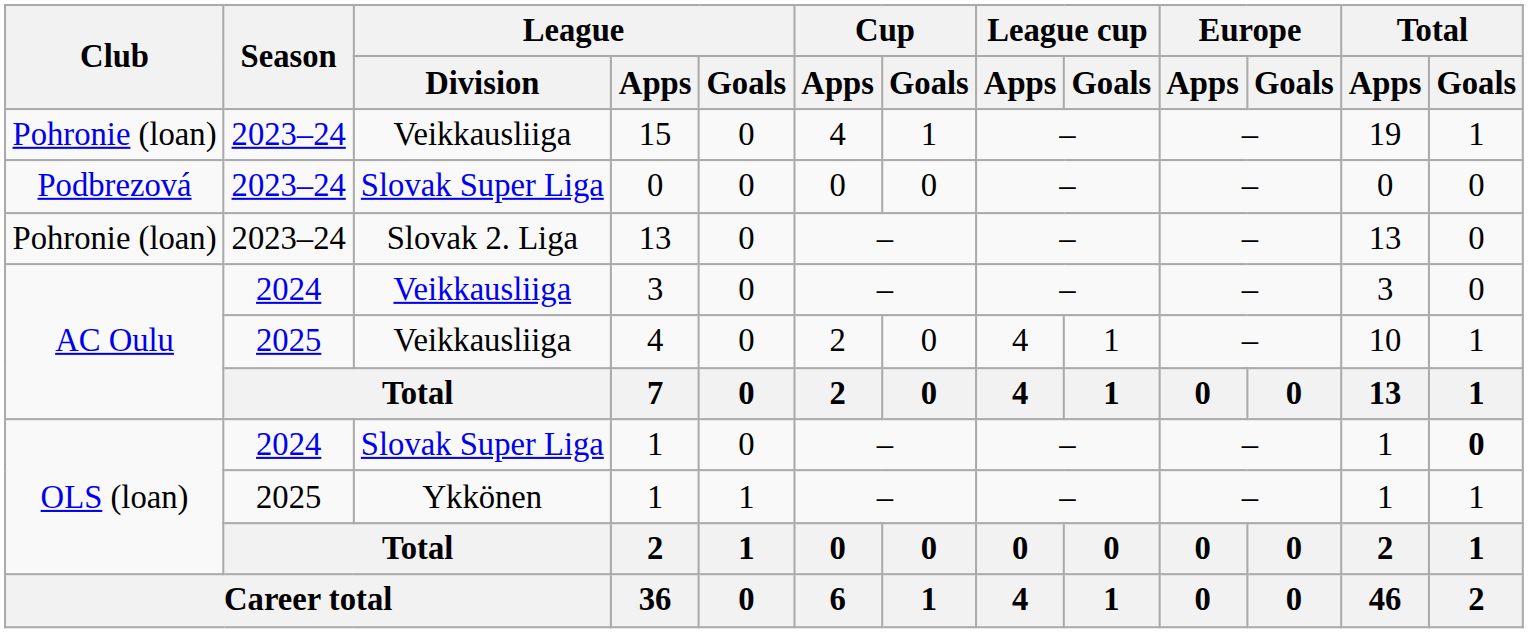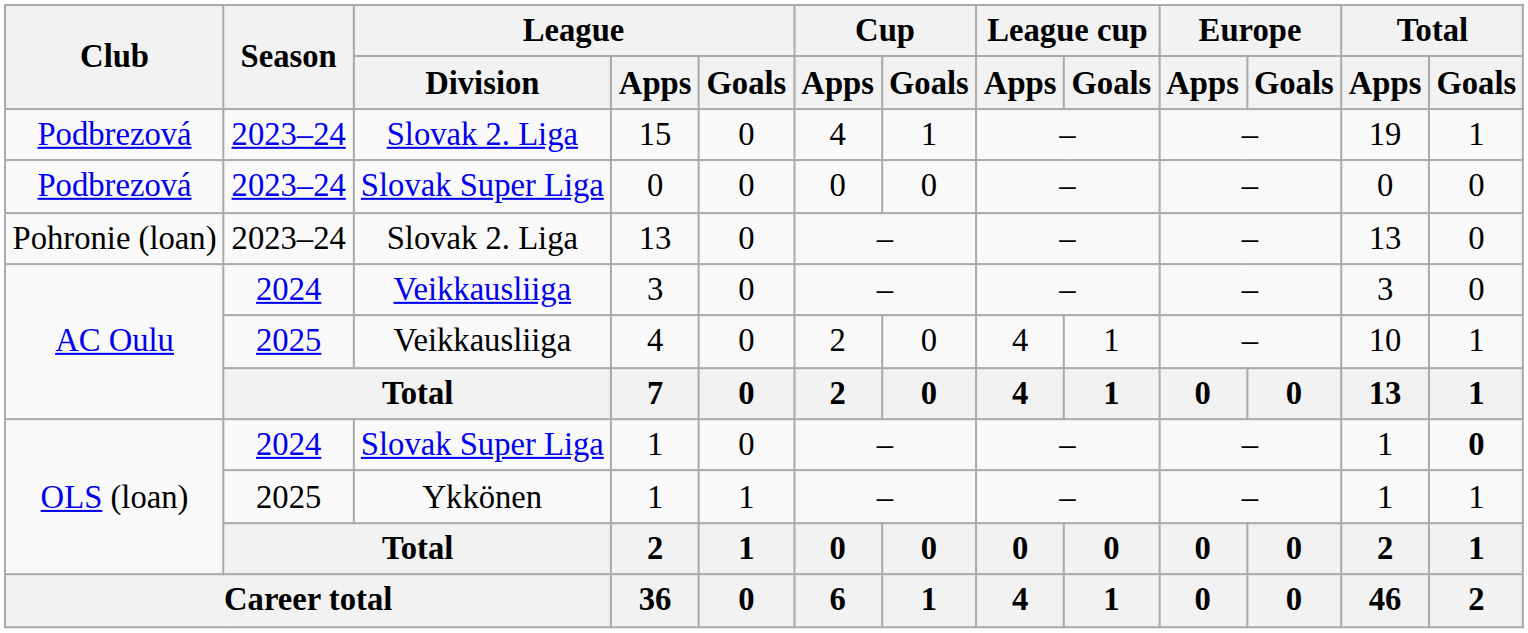(115, 133) Pohronie (loan) -> (115, 133) Podbrezová
(482, 133) Veikkausliiga -> (482, 133) Slovak 2. Liga
